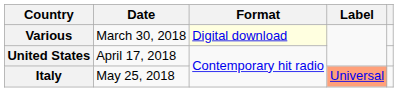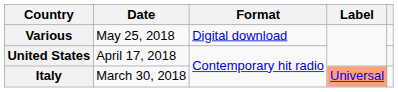(141, 35) March 30, 2018 -> (135, 35) May 25, 2018
(240, 35) lightyellow background -> (240, 35) no background
(135, 76) May 25, 2018 -> (141, 76) March 30, 2018
